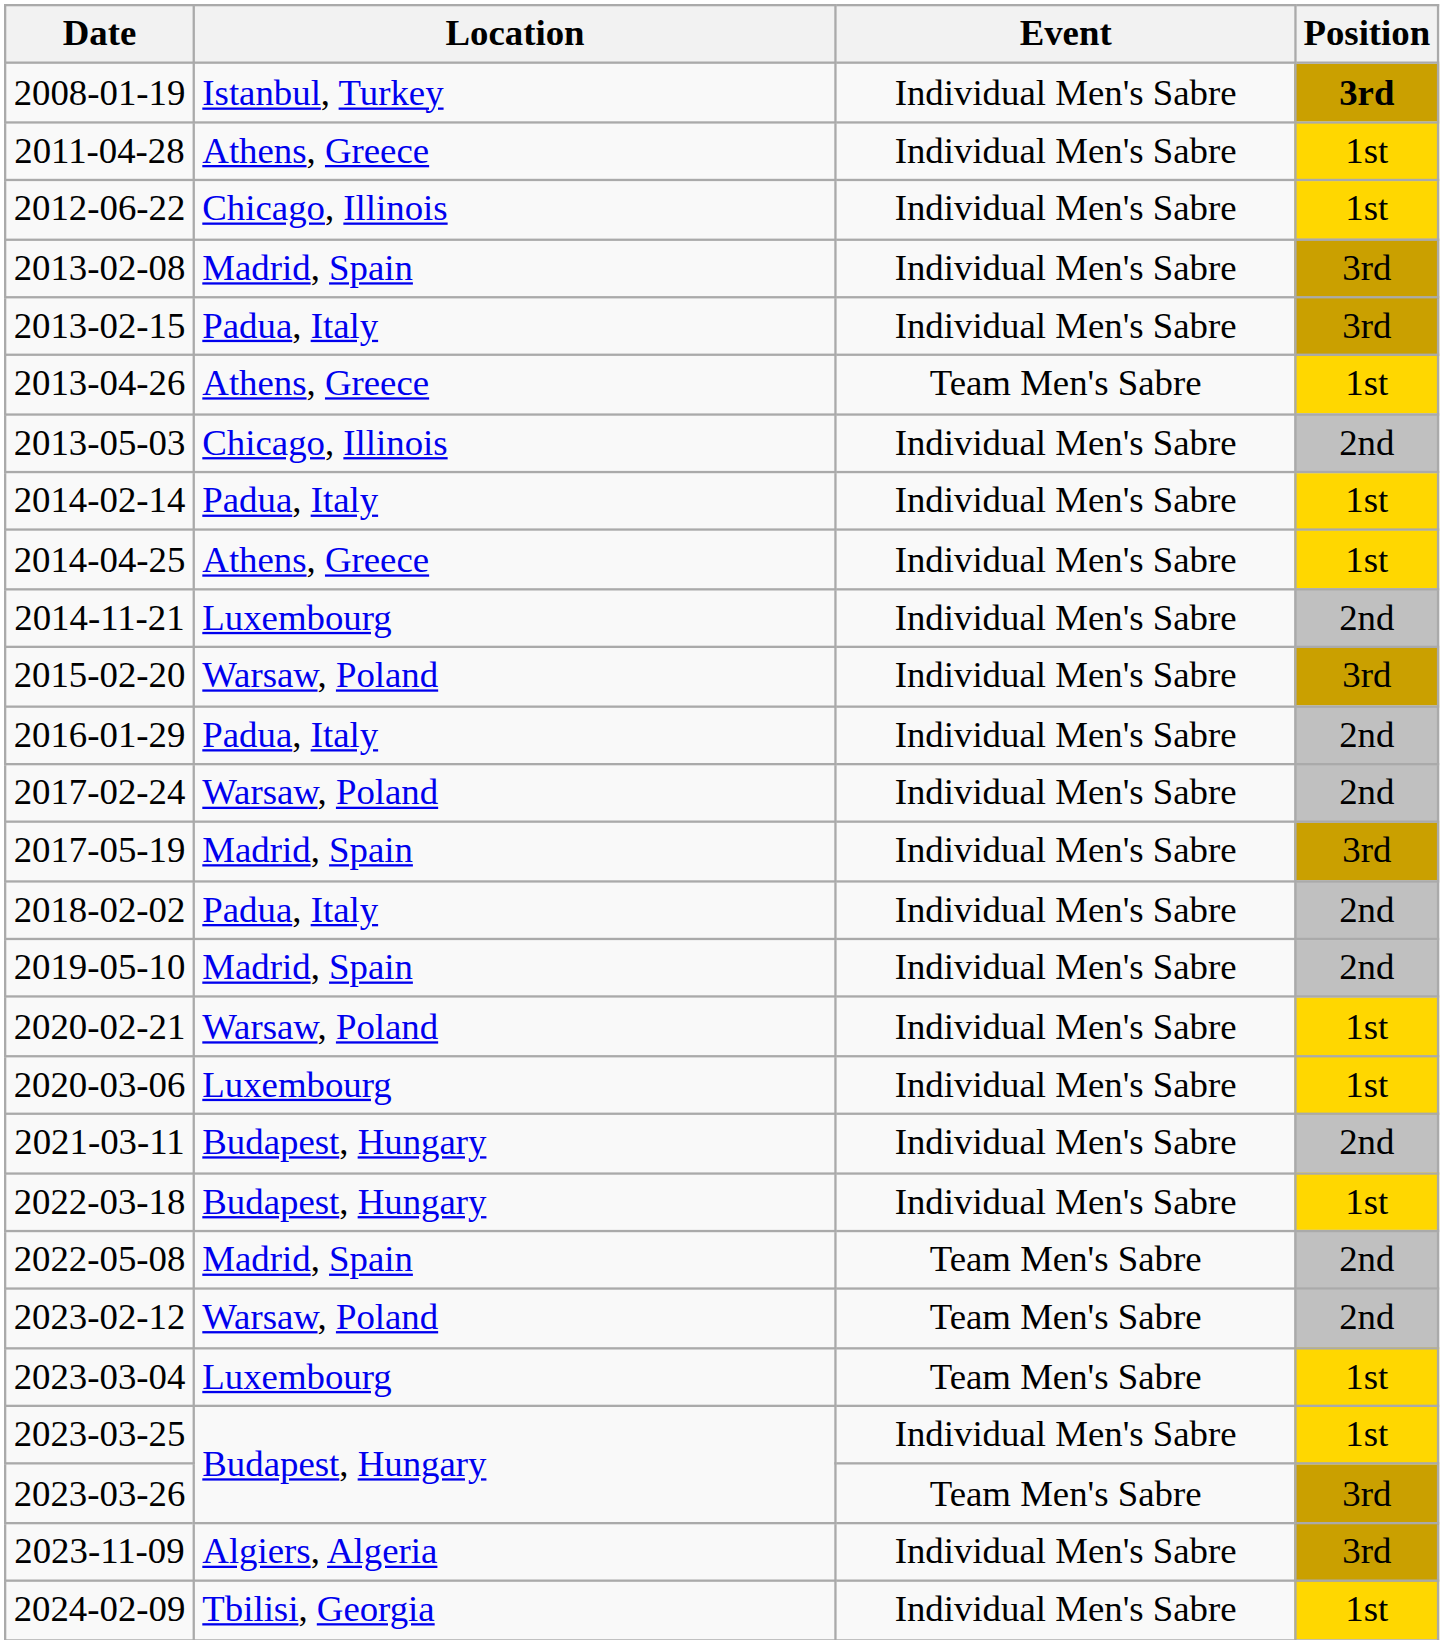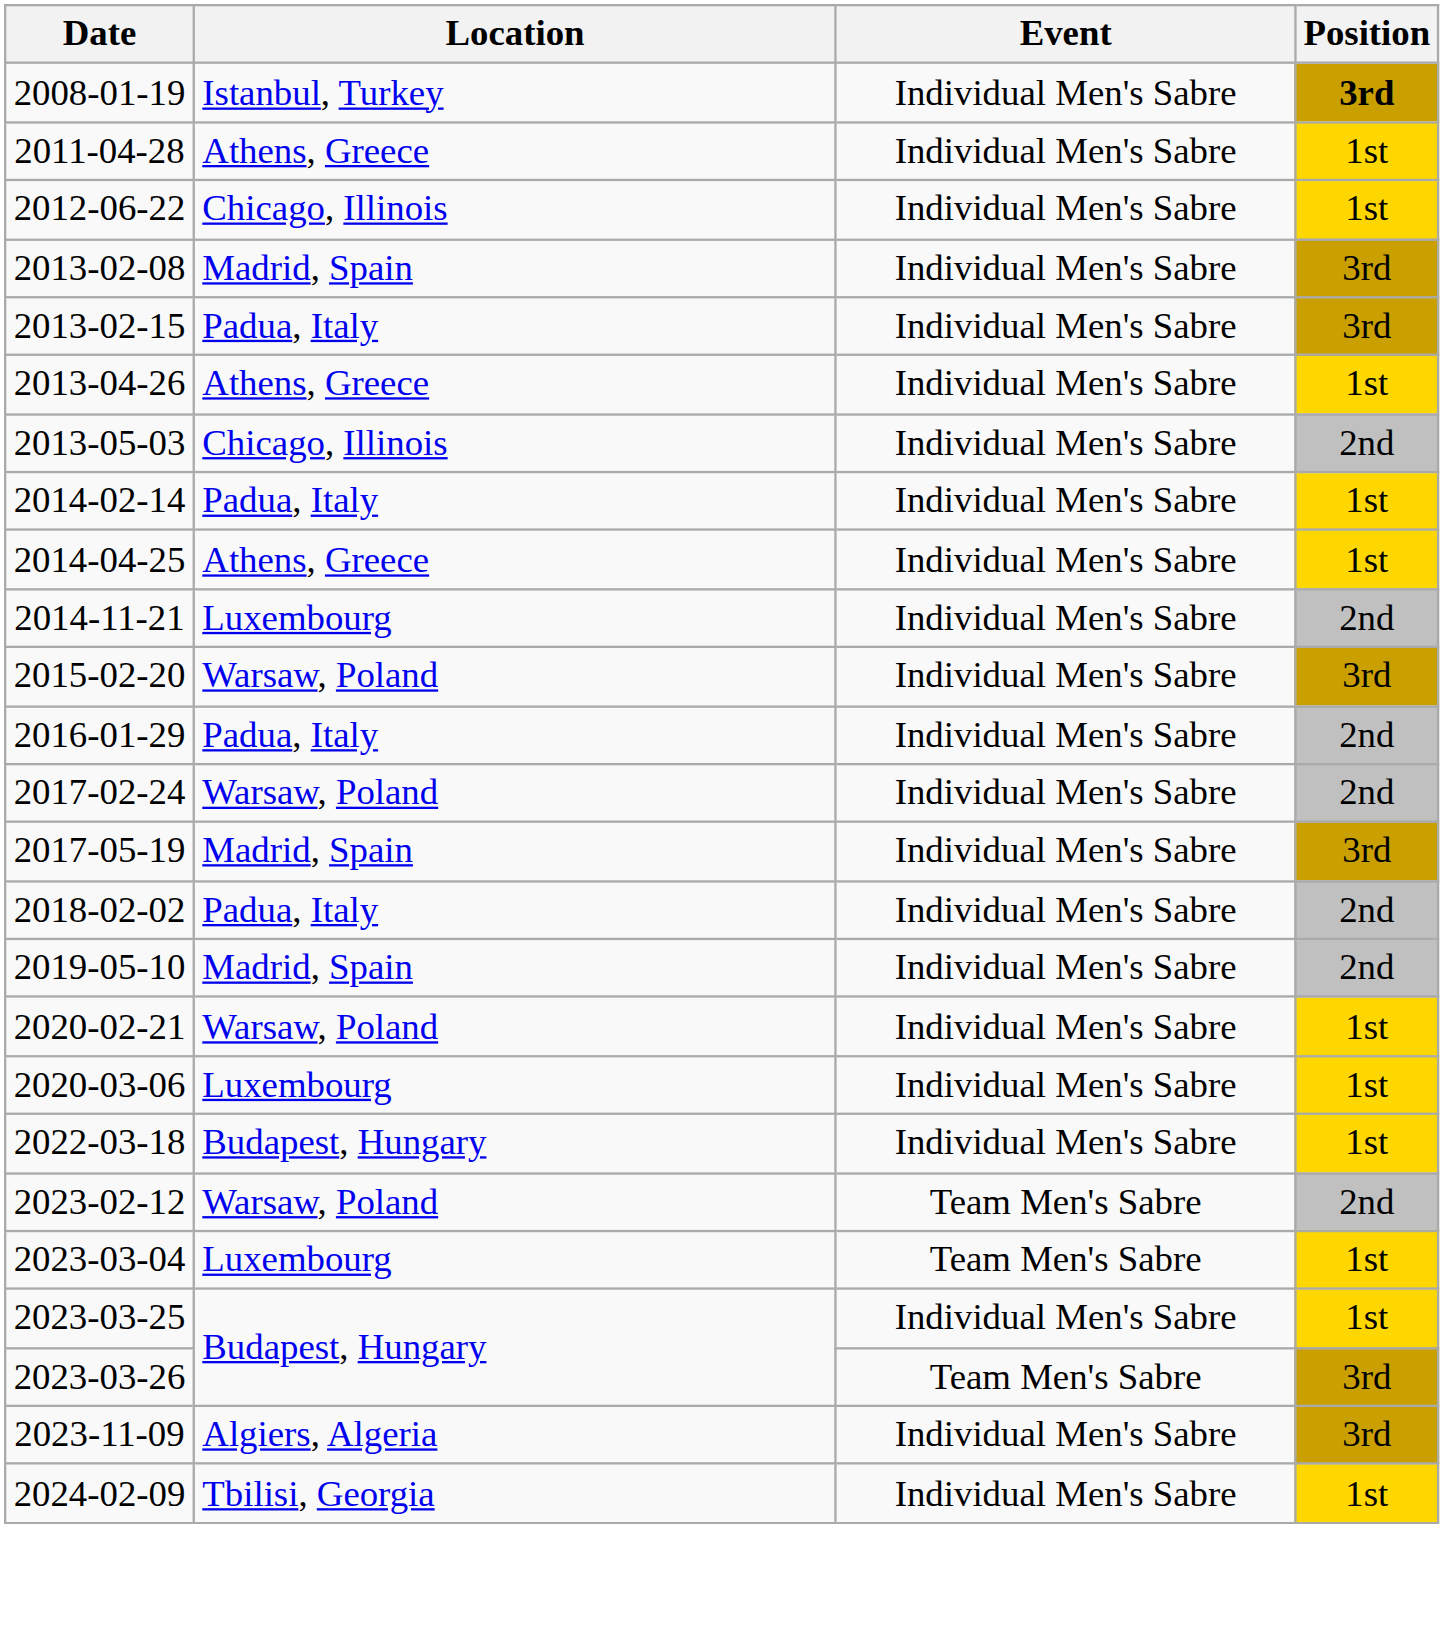(1066, 383) Team Men's Sabre -> (1066, 383) Individual Men's Sabre
- row: (99, 1142)
- row: (99, 1259)
